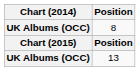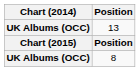rows swapped: (113, 27) <-> (113, 58)
